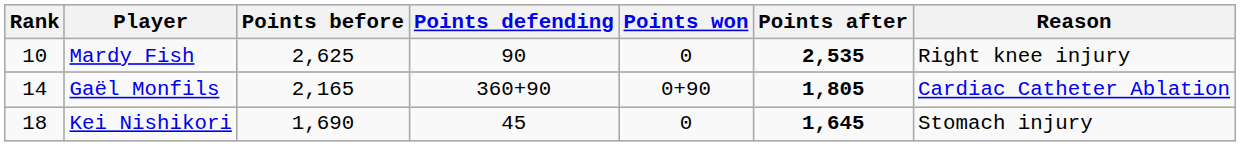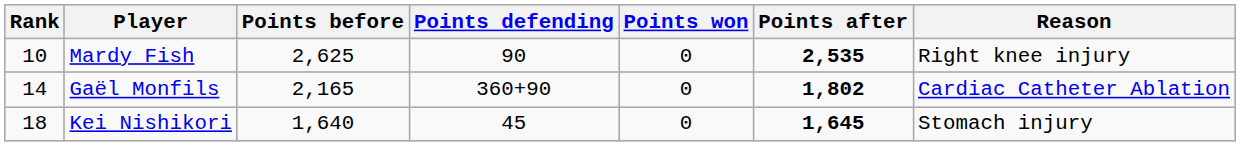(686, 90) 0+90 -> (686, 90) 0
(833, 90) 1,805 -> (833, 90) 1,802
(323, 123) 1,690 -> (323, 123) 1,640
